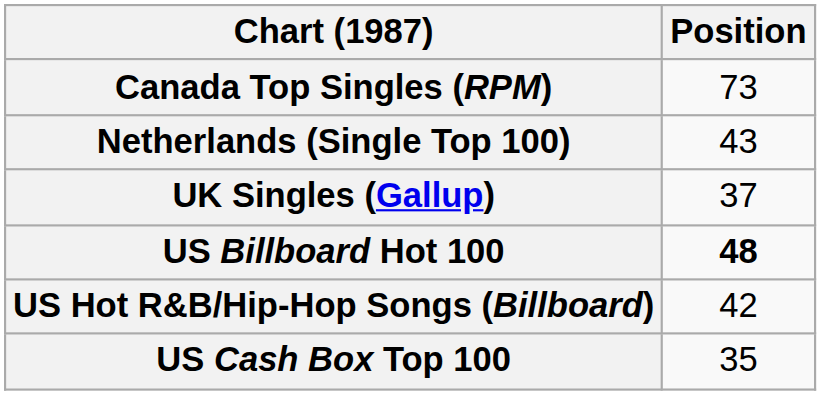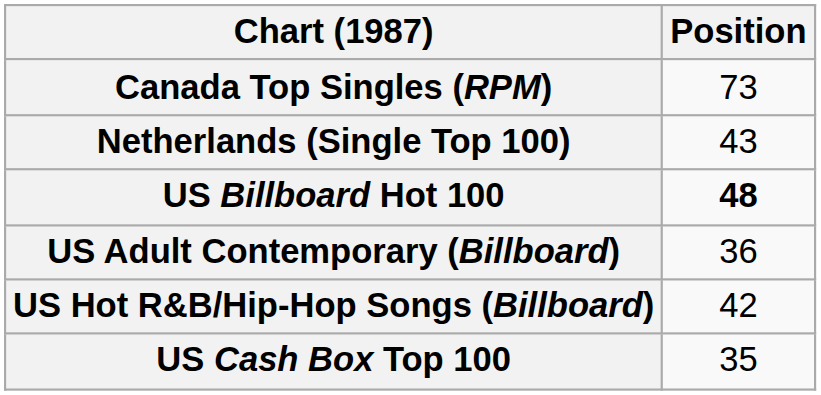- row: (334, 196)
+ row: (334, 251)
